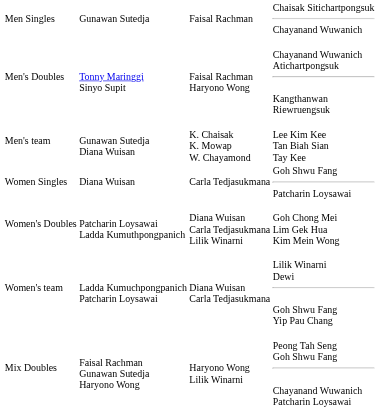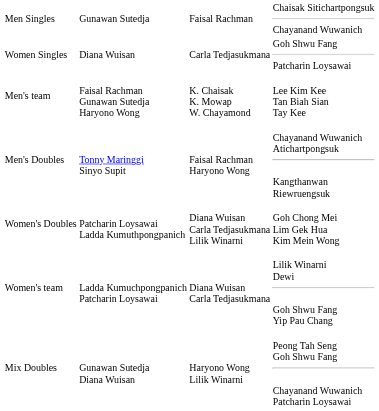rows swapped: (35, 77) <-> (36, 182)
(114, 146) Gunawan Sutedja Diana Wuisan -> (114, 101) Faisal Rachman Gunawan Sutedja Haryono Wong
(114, 374) Faisal Rachman Gunawan Sutedja Haryono Wong -> (114, 374) Gunawan Sutedja Diana Wuisan
